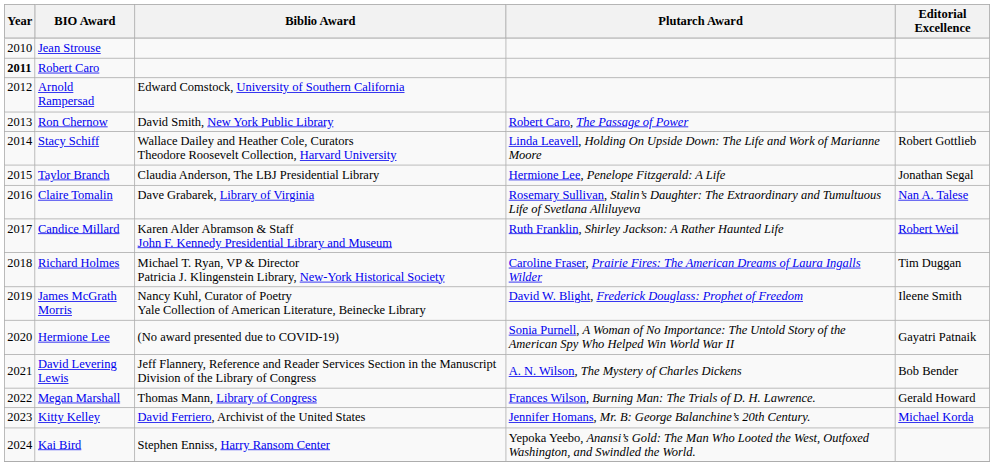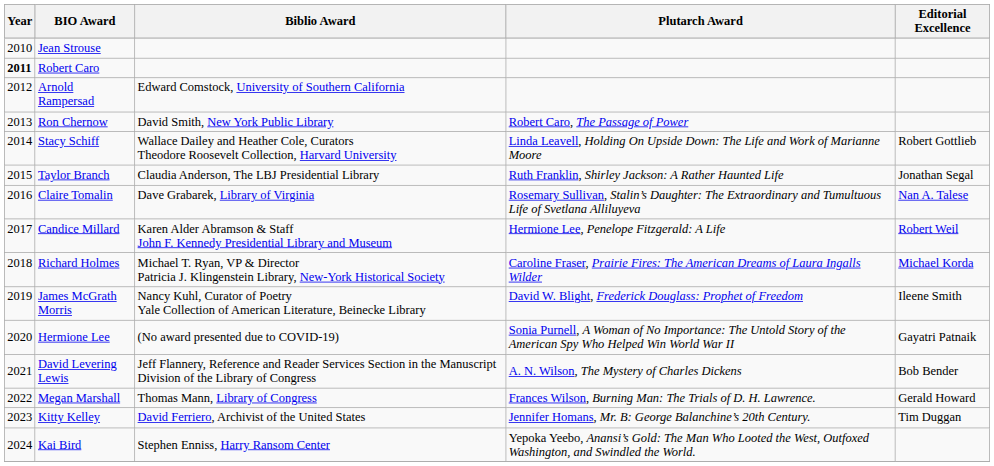(617, 175) Hermione Lee, Penelope Fitzgerald: A Life -> (646, 175) Ruth Franklin, Shirley Jackson: A Rather Haunted Life
(646, 228) Ruth Franklin, Shirley Jackson: A Rather Haunted Life -> (617, 228) Hermione Lee, Penelope Fitzgerald: A Life
(930, 262) Tim Duggan -> (936, 262) Michael Korda
(936, 417) Michael Korda -> (930, 417) Tim Duggan
